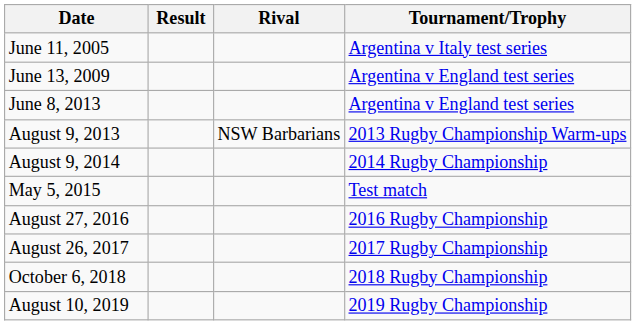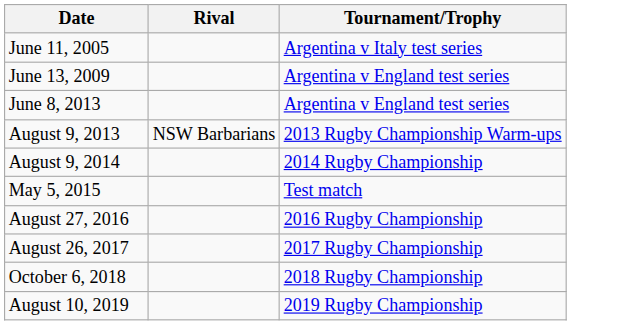- column: (181, 18)
